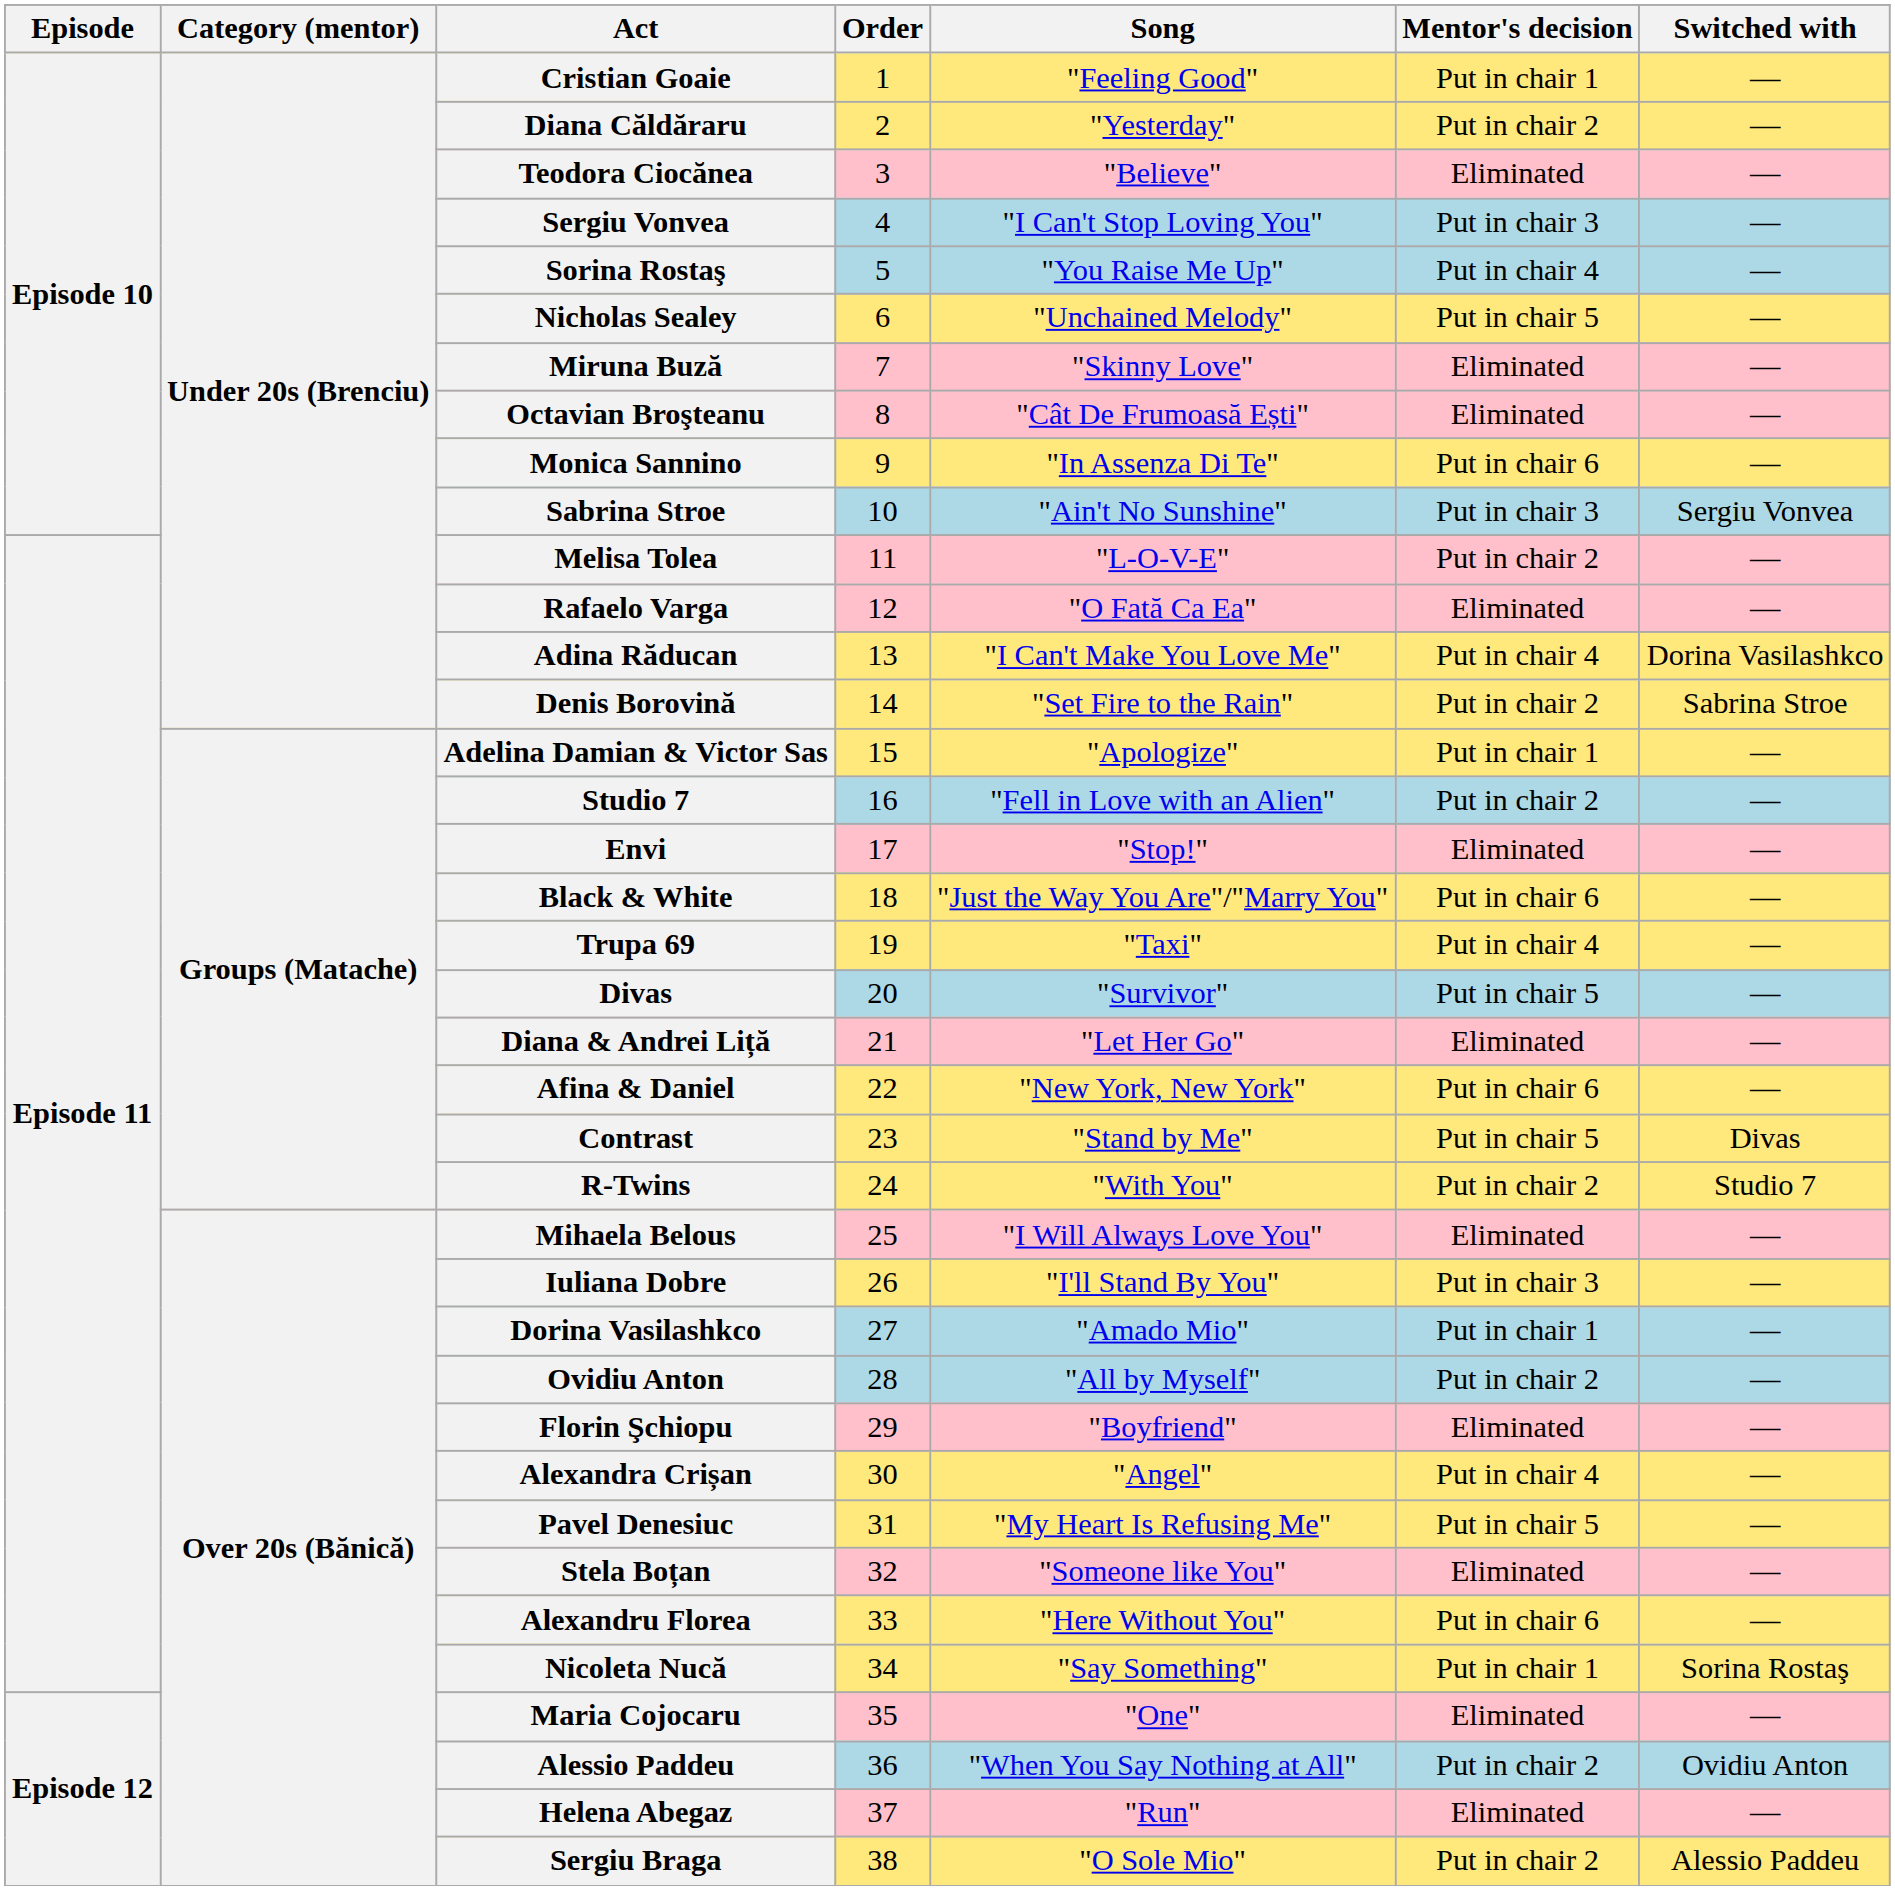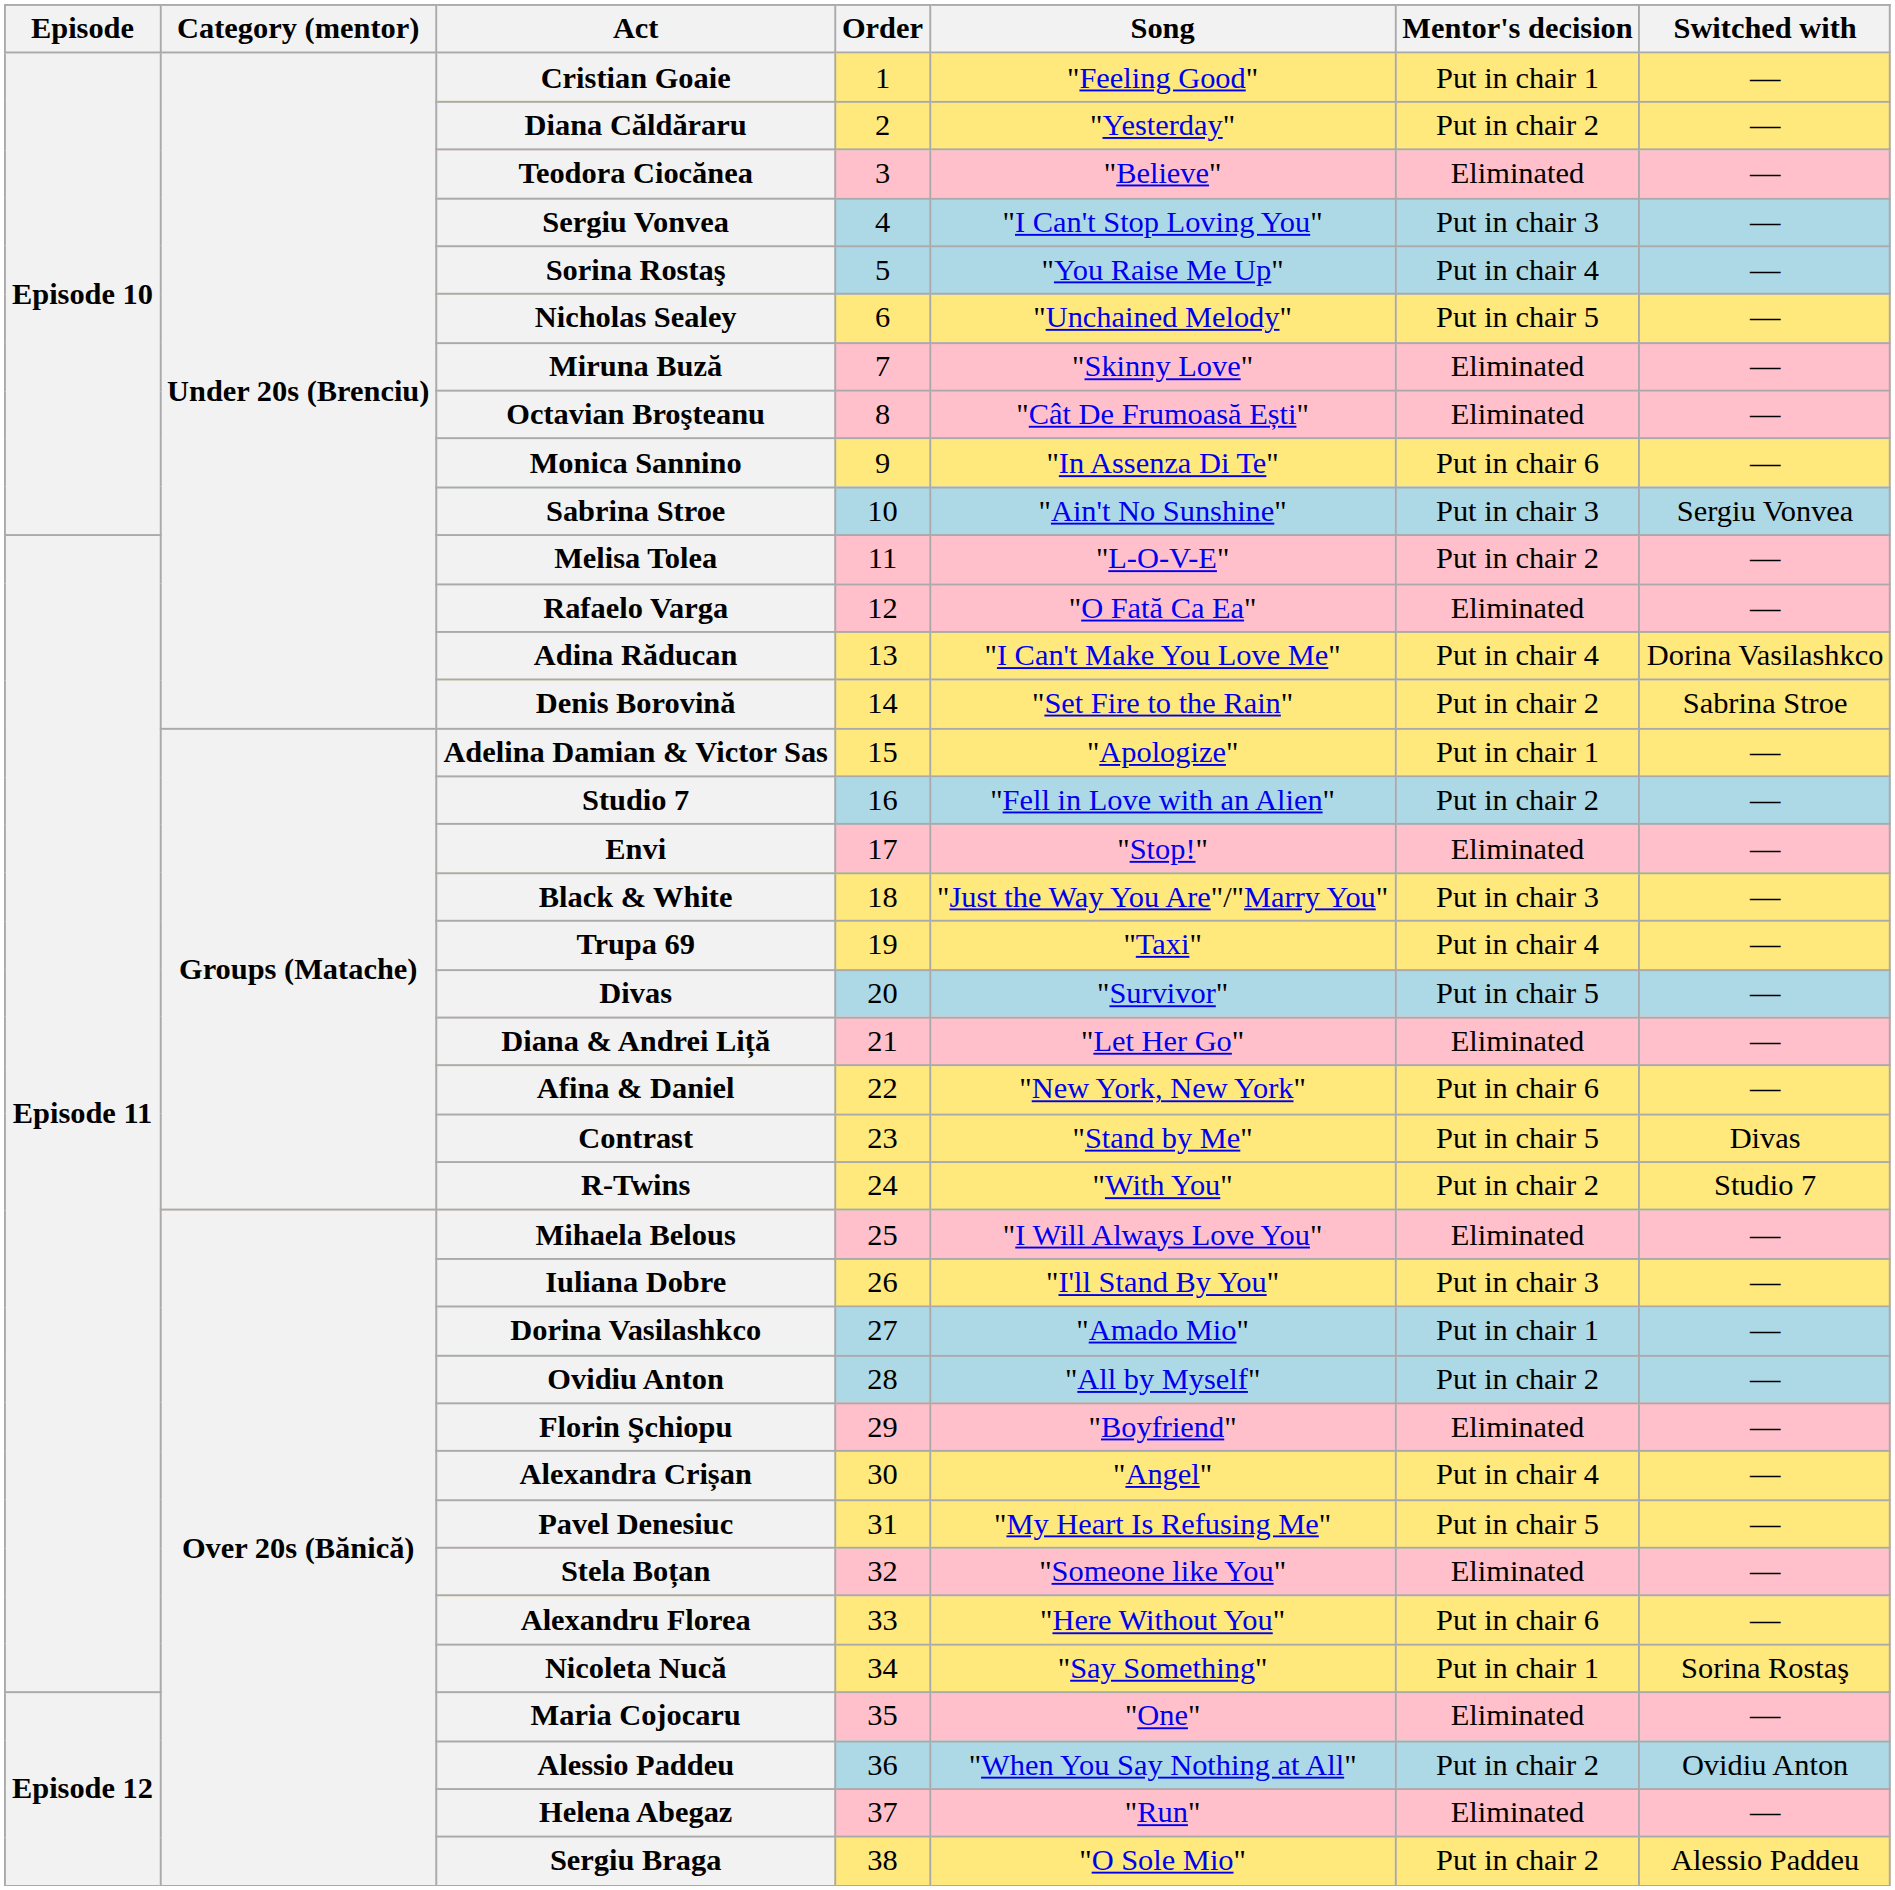(1517, 896) Put in chair 6 -> (1517, 896) Put in chair 3
